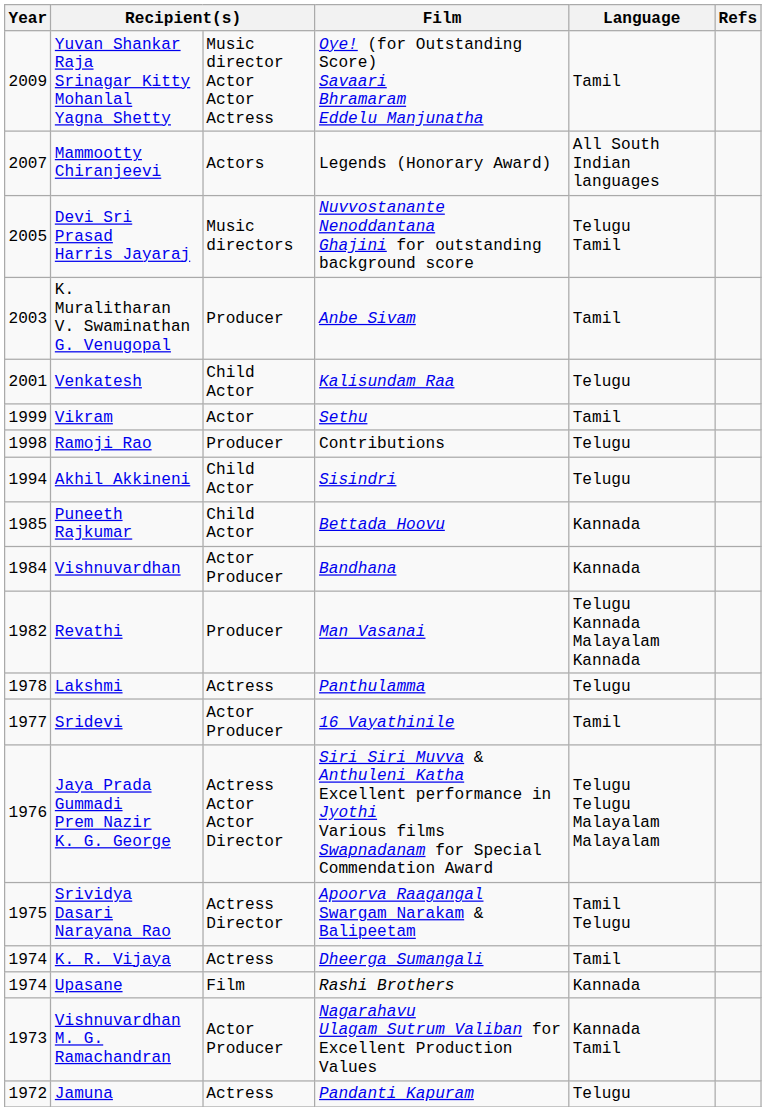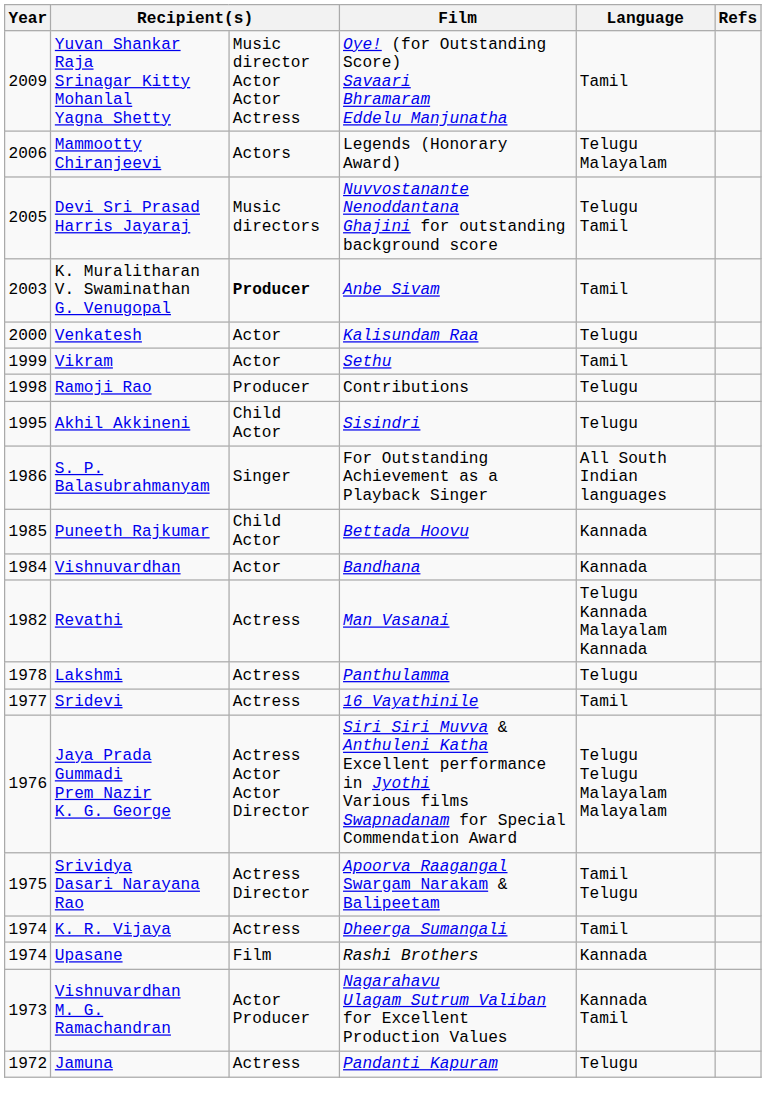(28, 163) 2007 -> (28, 154) 2006
(616, 163) All South Indian languages -> (623, 154) Telugu Malayalam
(245, 318) normal -> (272, 290) bold
(28, 382) 2001 -> (28, 335) 2000
(230, 382) Child Actor -> (257, 335) Actor
(28, 479) 1994 -> (28, 423) 1995
+ row: (132, 477)
(245, 569) Actor Producer -> (257, 567) Actor
(245, 632) Producer -> (267, 621) Actress
(245, 722) Actor Producer -> (267, 702) Actress
